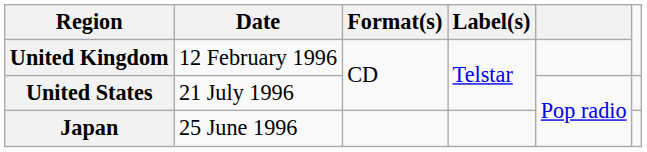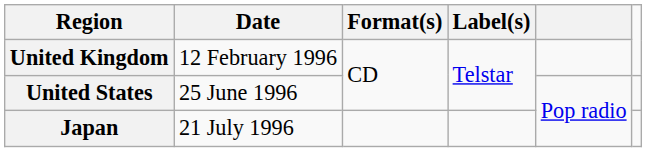(236, 92) 21 July 1996 -> (238, 92) 25 June 1996
(238, 127) 25 June 1996 -> (236, 127) 21 July 1996
